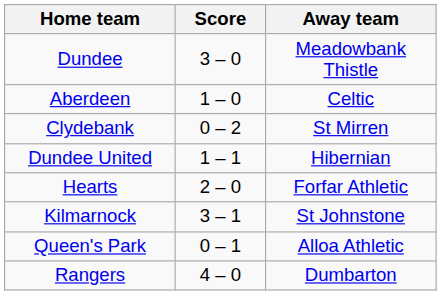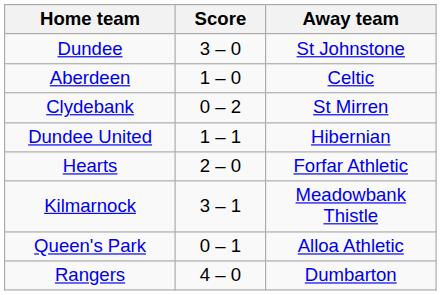(351, 59) Meadowbank Thistle -> (351, 48) St Johnstone
(351, 216) St Johnstone -> (351, 206) Meadowbank Thistle
